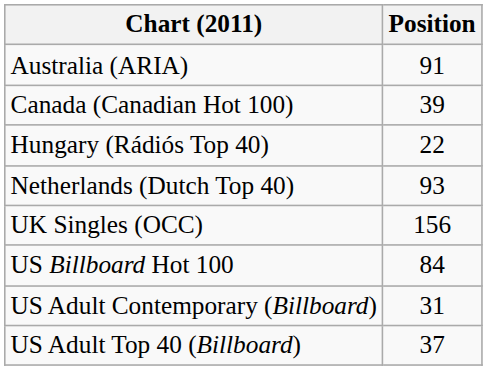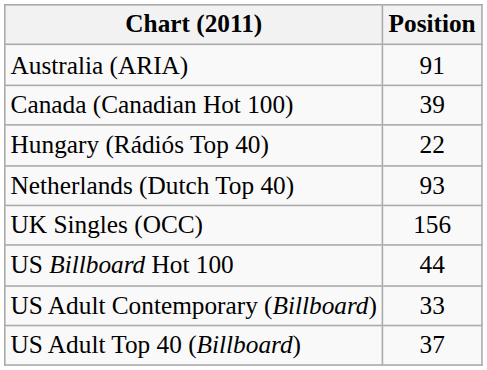(432, 265) 84 -> (432, 265) 44
(432, 305) 31 -> (432, 305) 33
